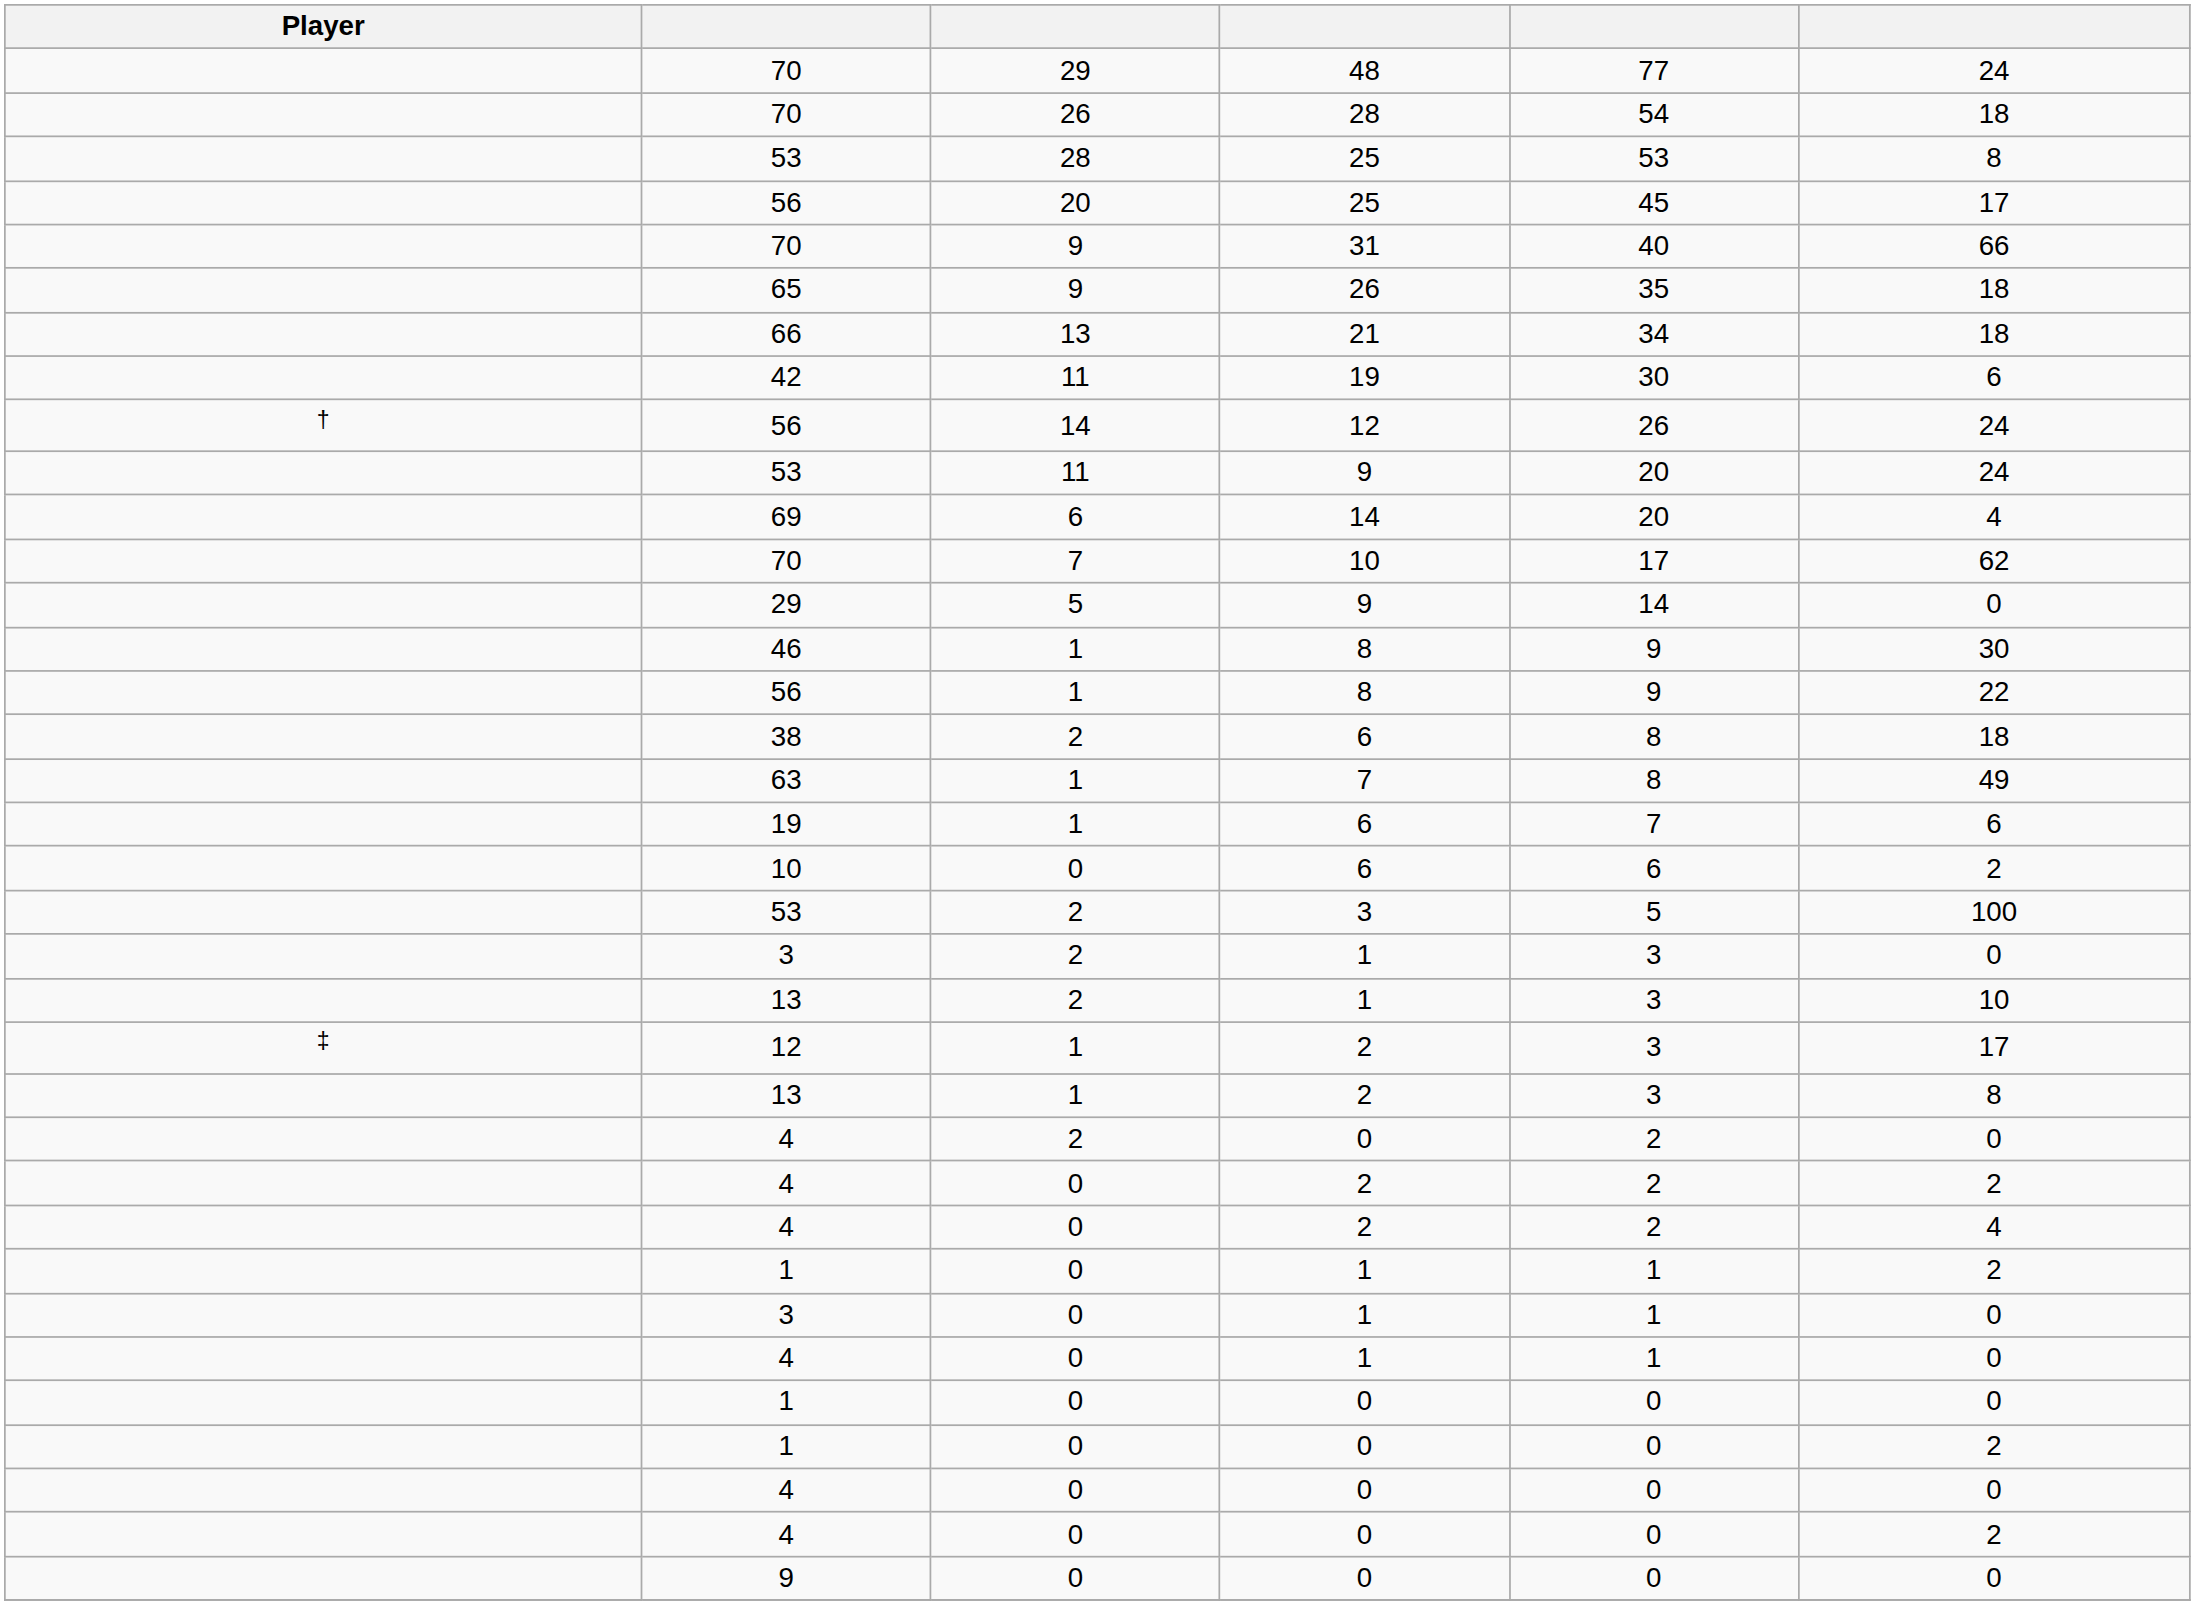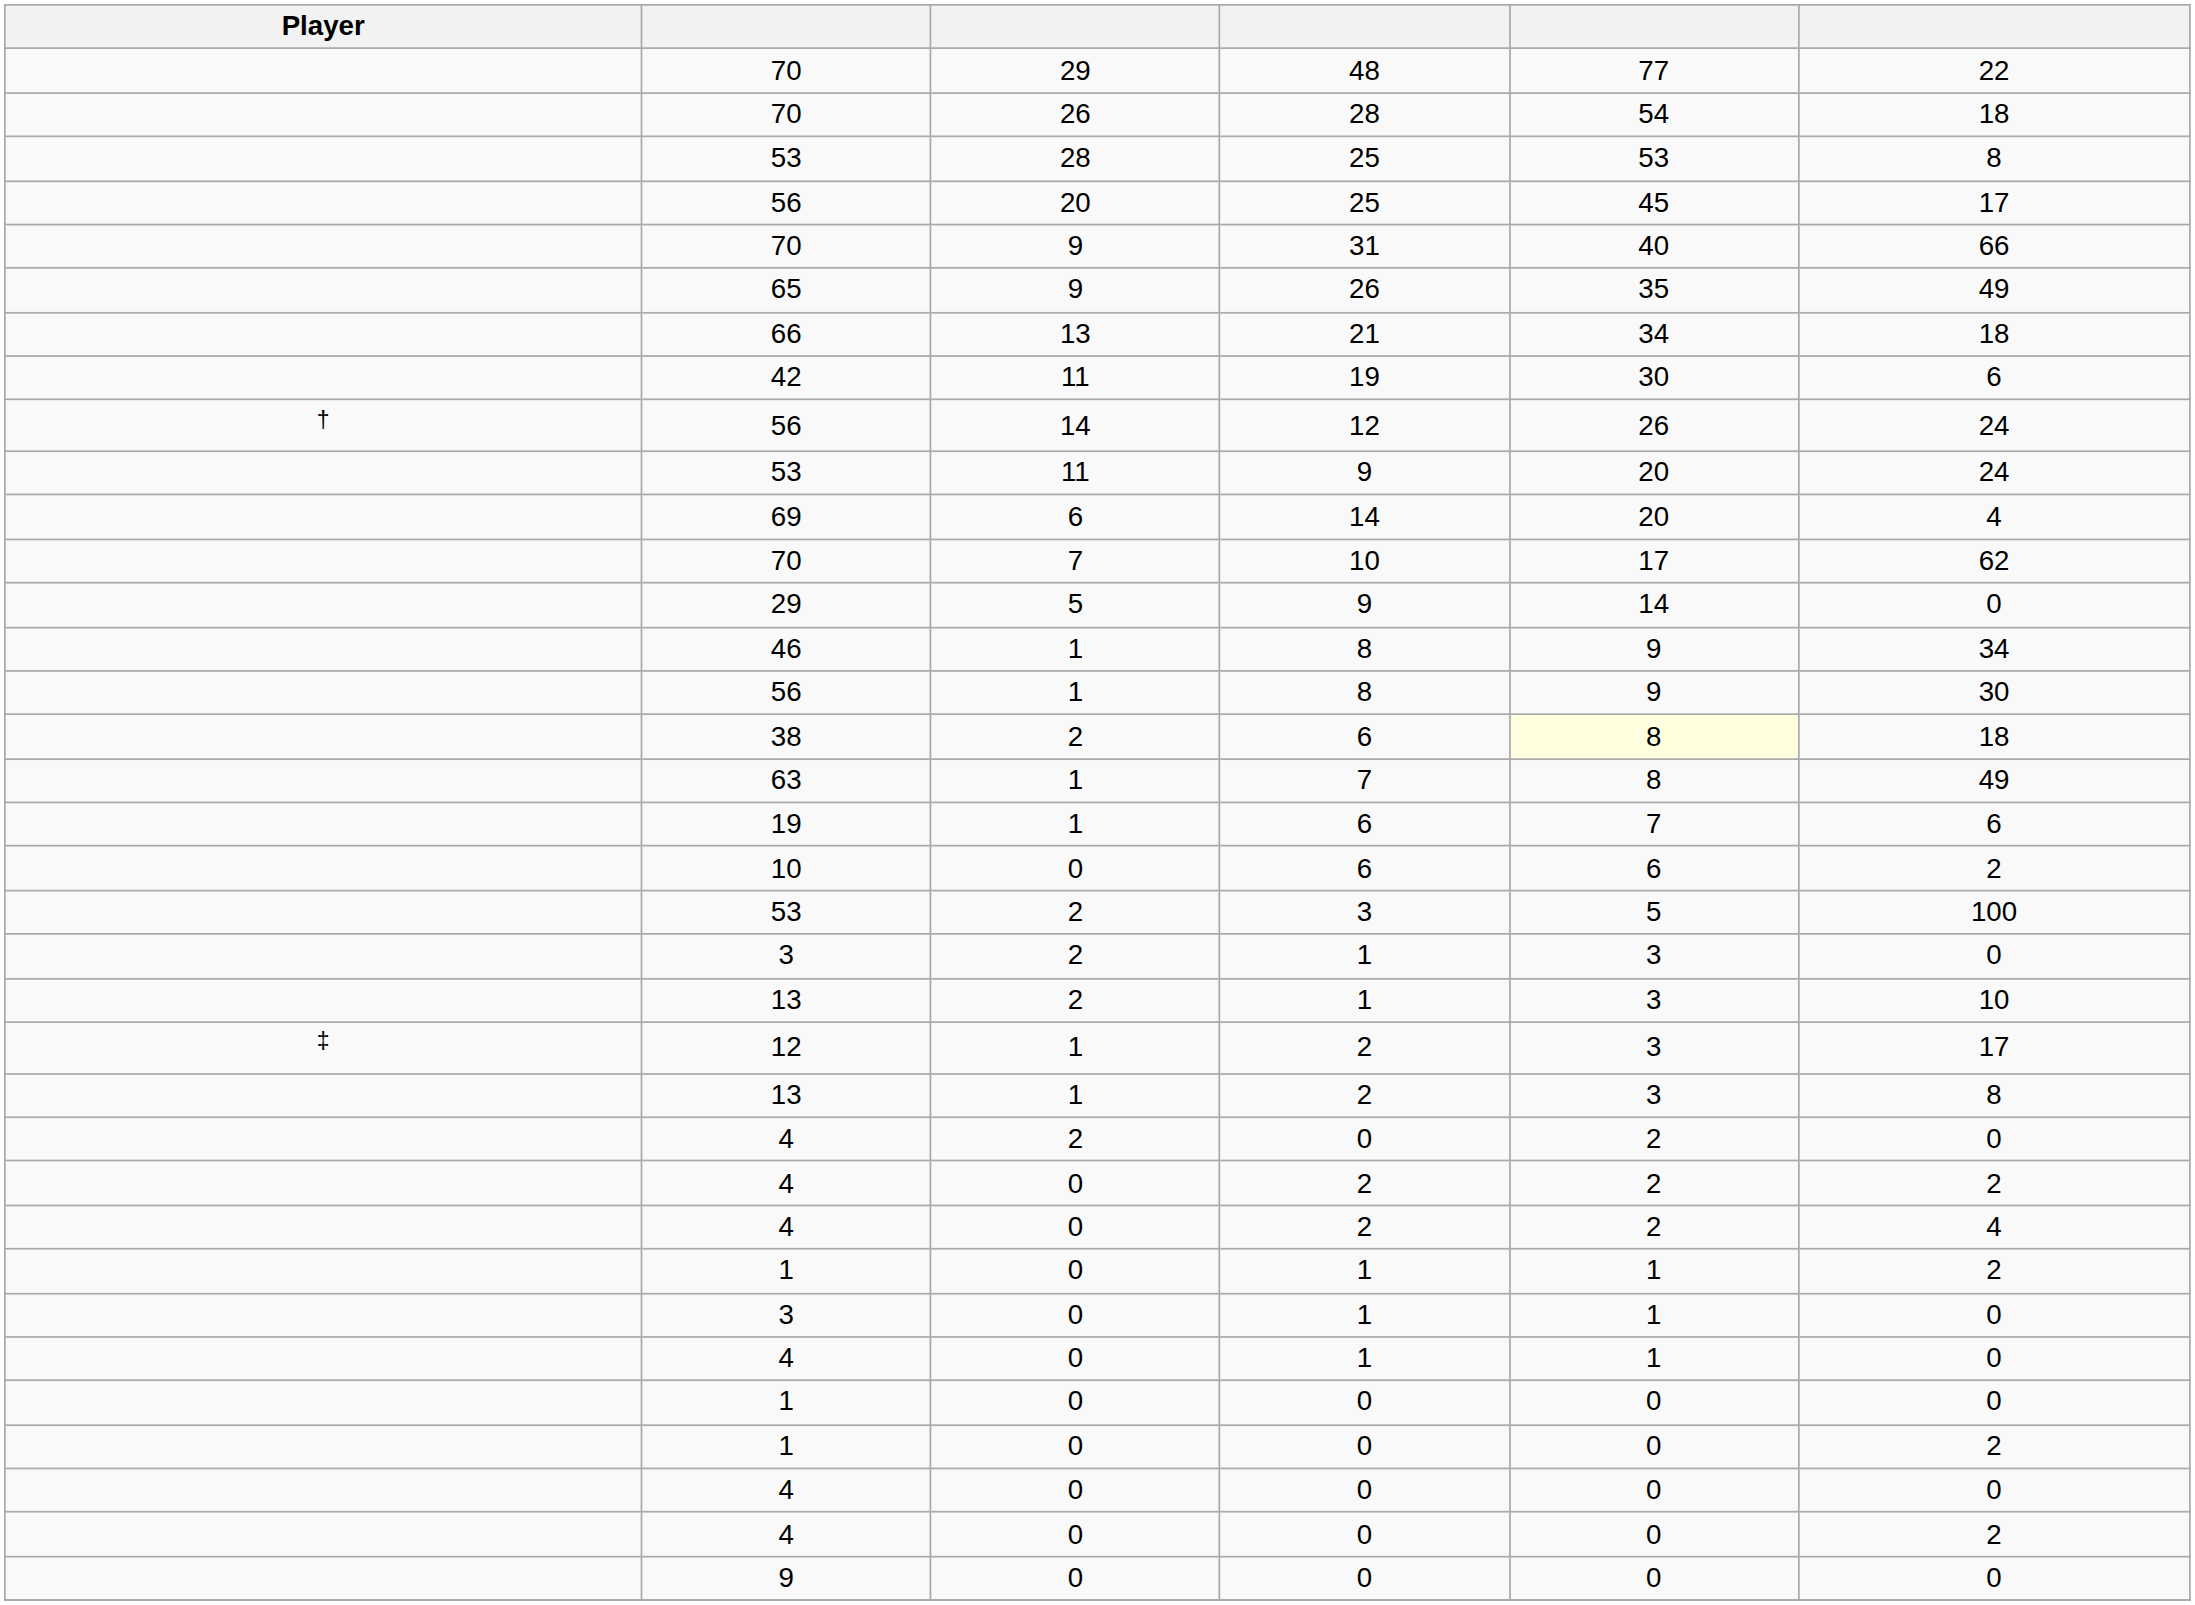(1994, 70) 24 -> (1994, 70) 22
(1994, 289) 18 -> (1994, 289) 49
(1994, 648) 30 -> (1994, 648) 34
(1994, 692) 22 -> (1994, 692) 30
(1654, 736) no background -> (1654, 736) lightyellow background
